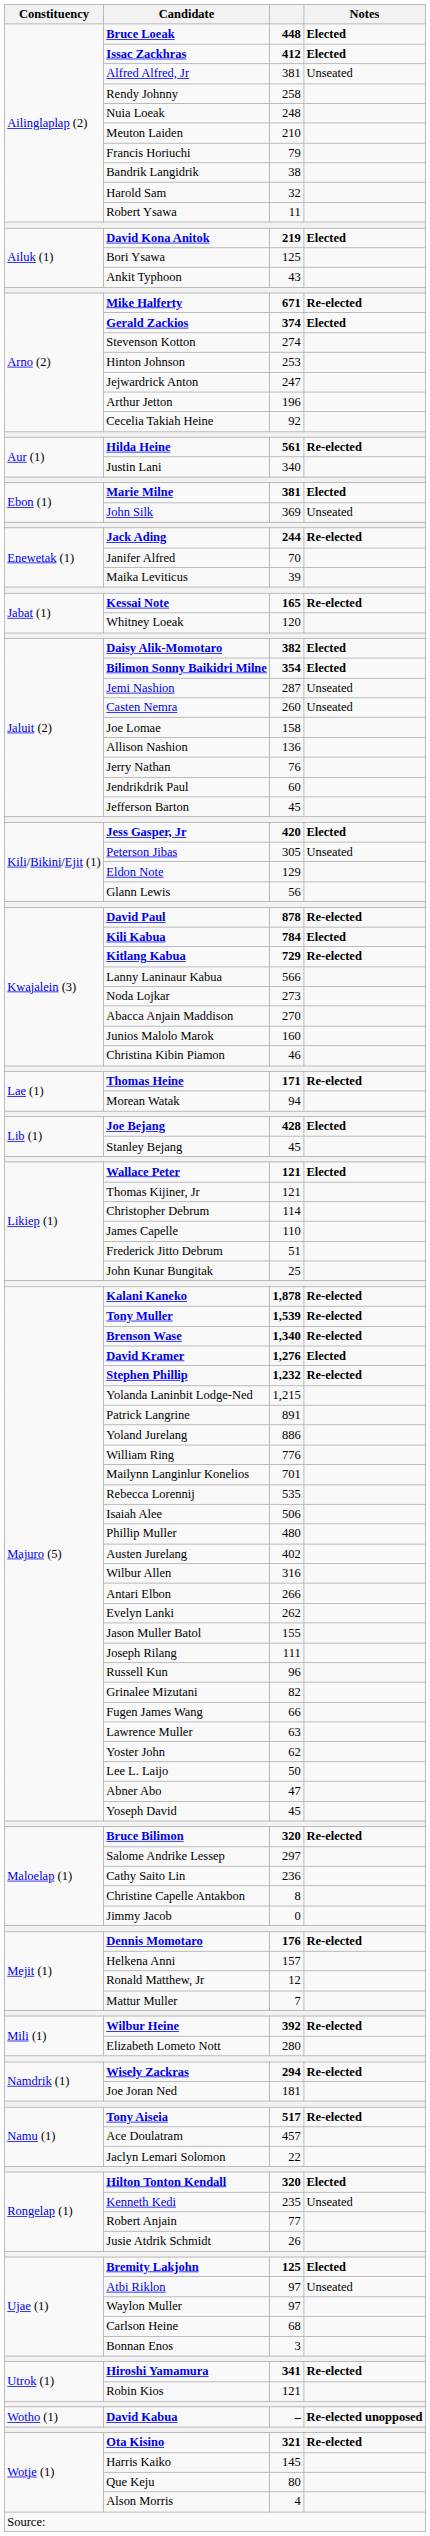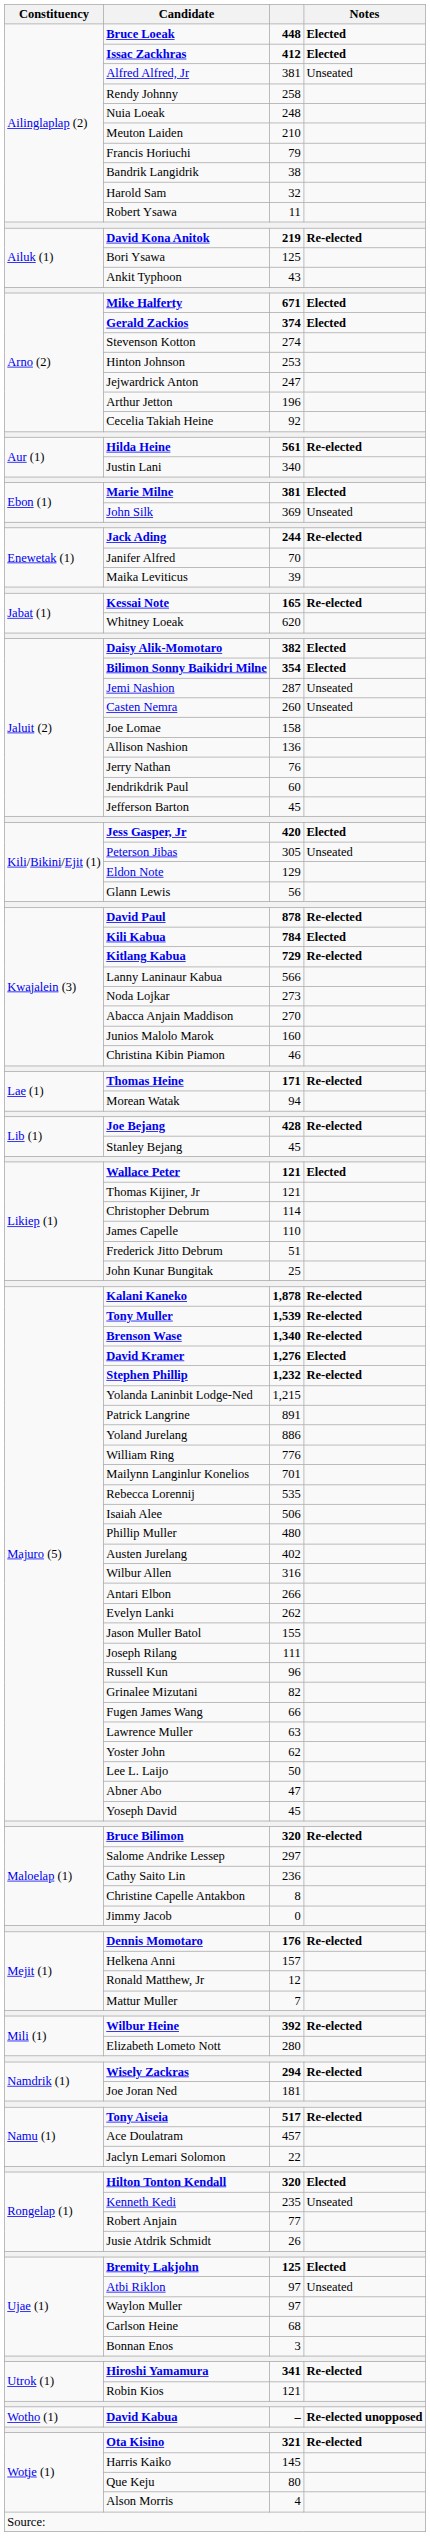(326, 237) Elected -> (334, 237) Re-elected
(334, 302) Re-elected -> (326, 302) Elected
(291, 622) 120 -> (291, 622) 620
(326, 1126) Elected -> (334, 1126) Re-elected
